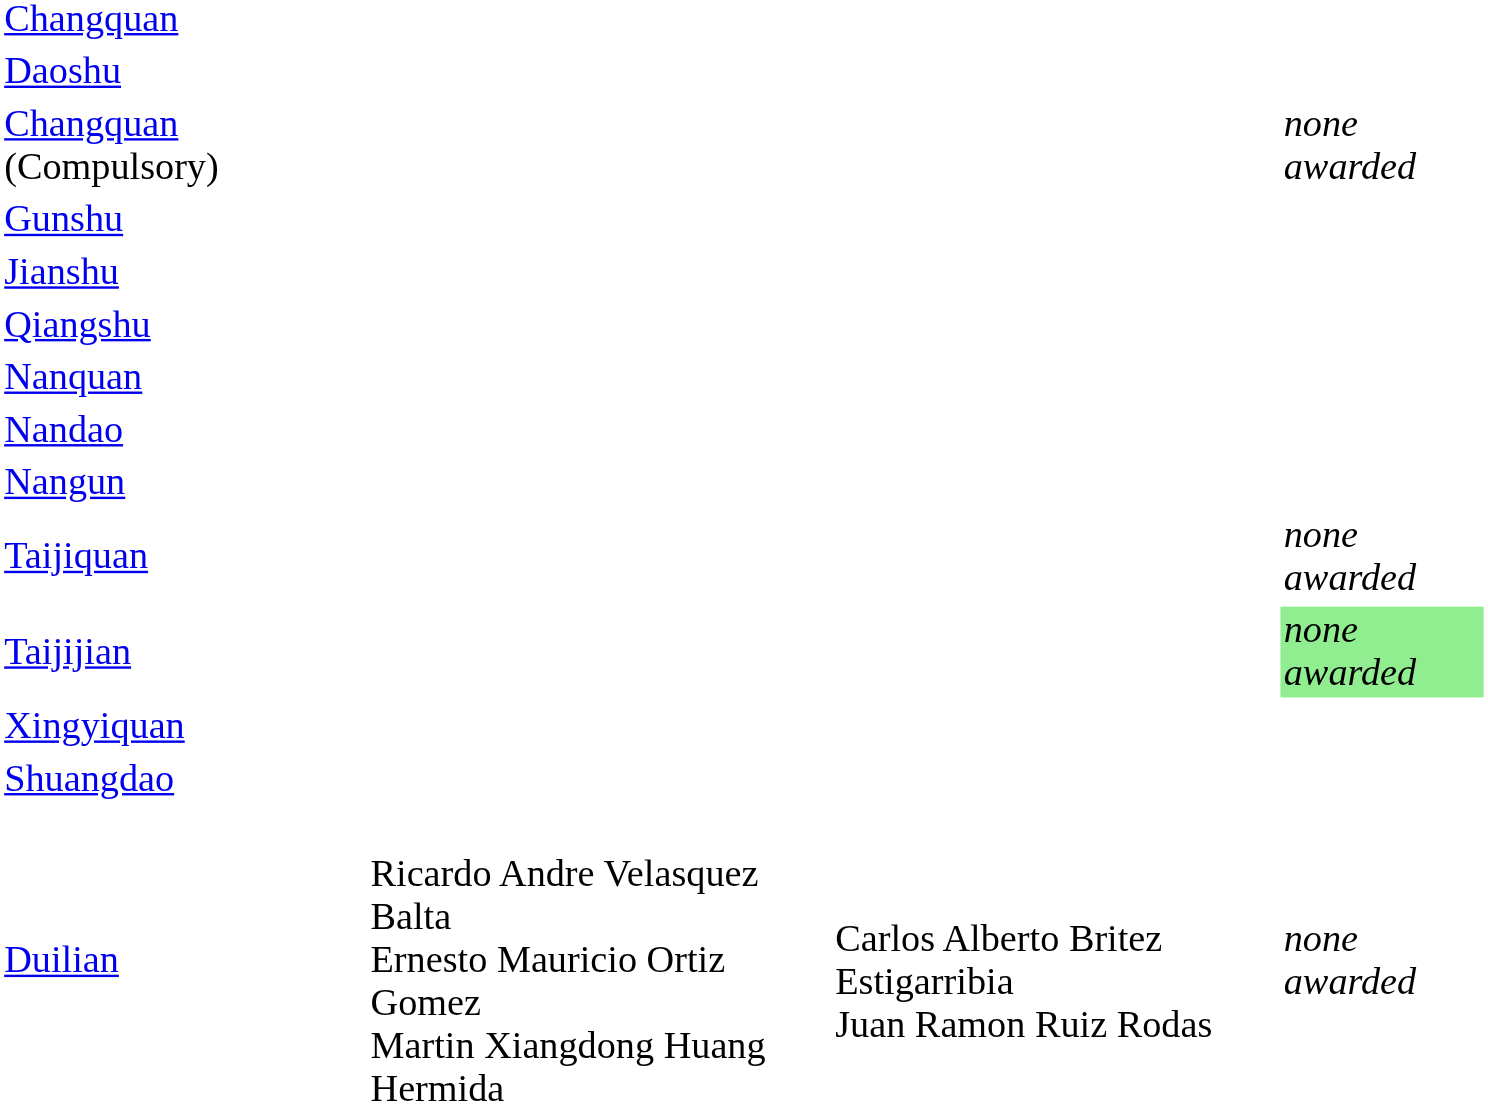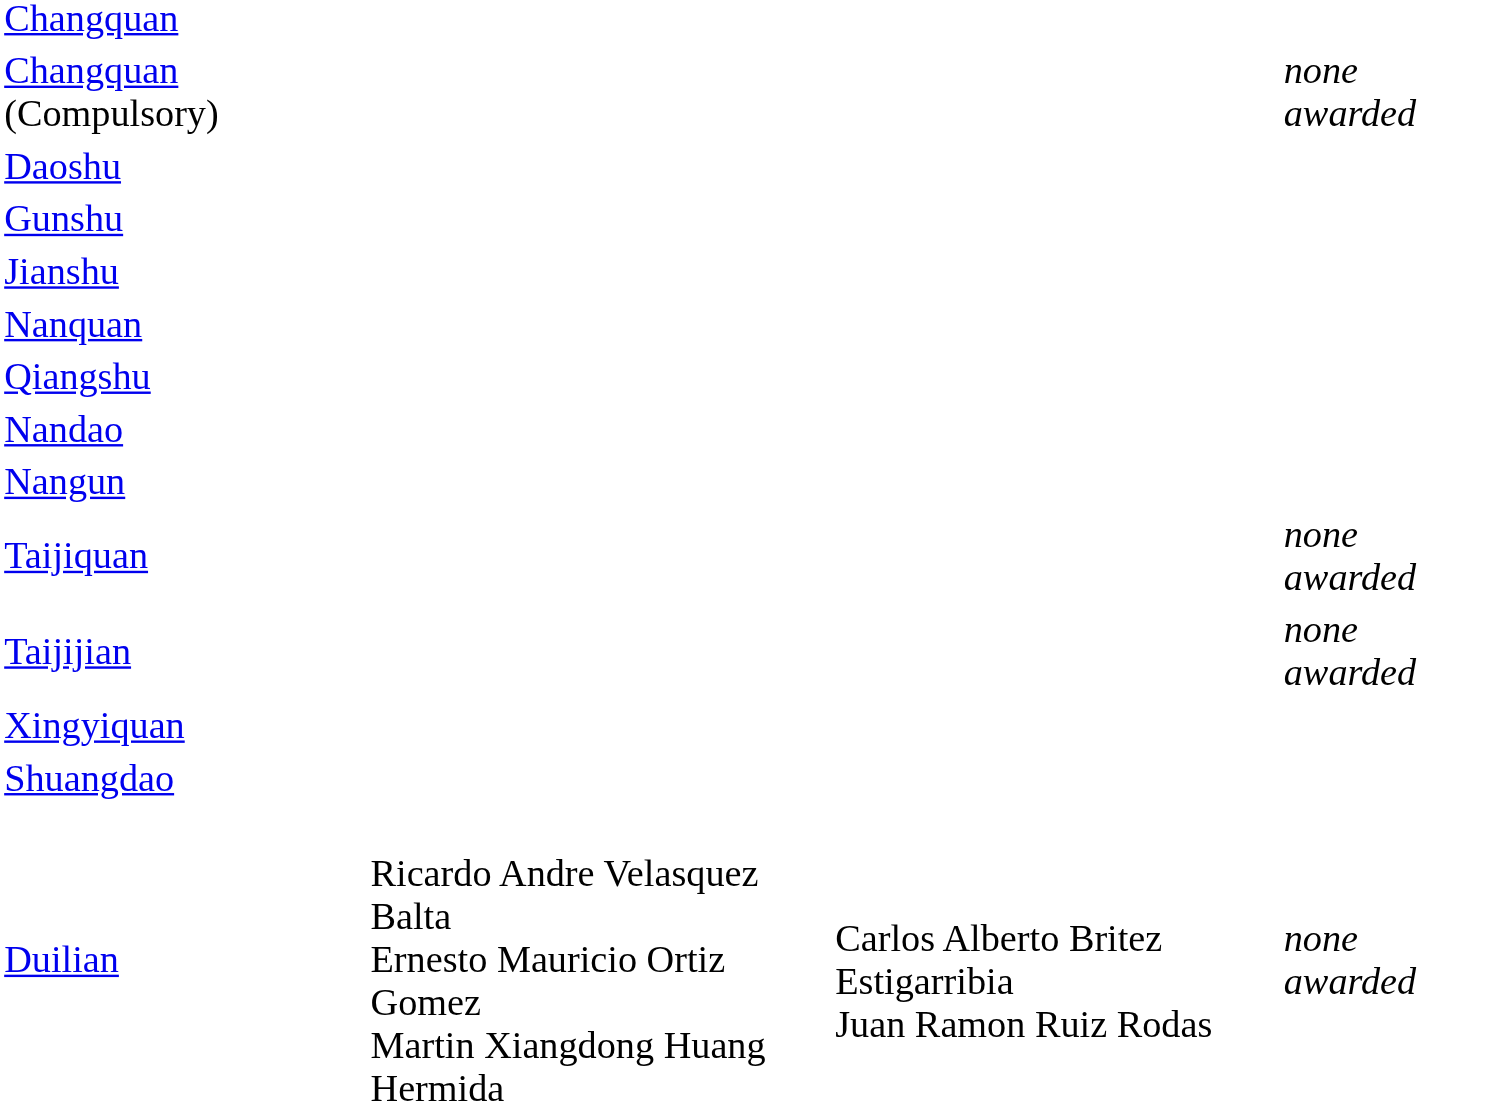rows swapped: (111, 144) <-> (63, 70)
rows swapped: (77, 323) <-> (73, 376)
(1350, 651) lightgreen background -> (1350, 651) no background
